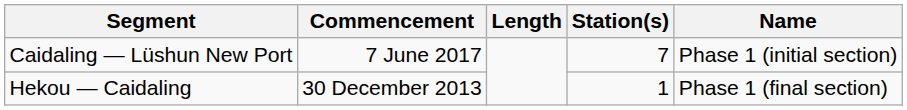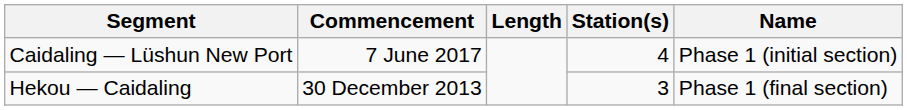(663, 54) 7 -> (663, 54) 4
(663, 88) 1 -> (663, 88) 3
